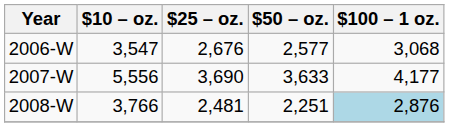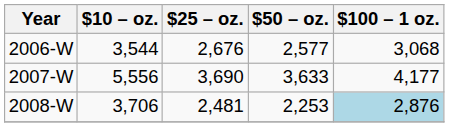(135, 48) 3,547 -> (135, 48) 3,544
(135, 106) 3,766 -> (135, 106) 3,706
(306, 106) 2,251 -> (306, 106) 2,253
